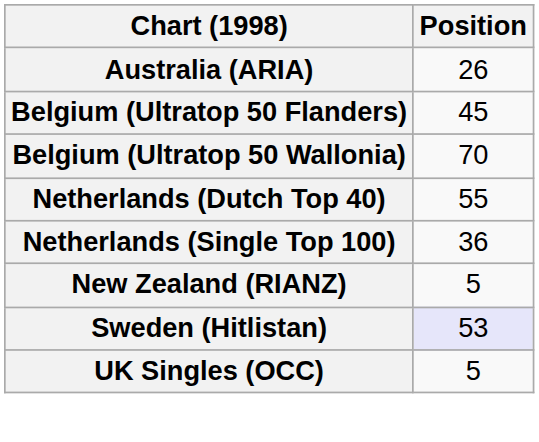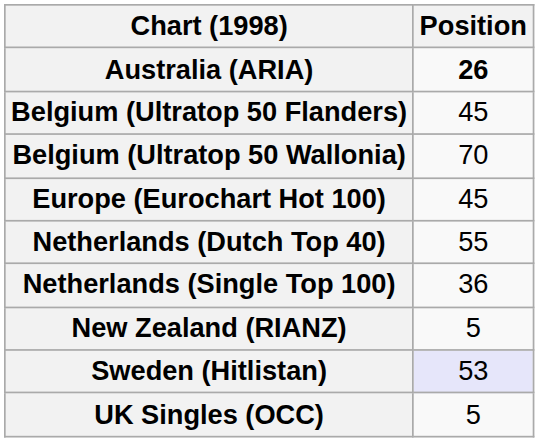(473, 69) normal -> (473, 69) bold
+ row: (209, 198)
